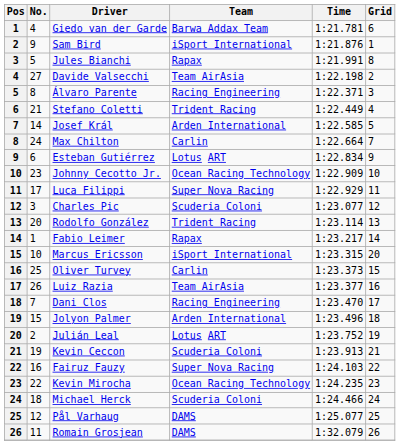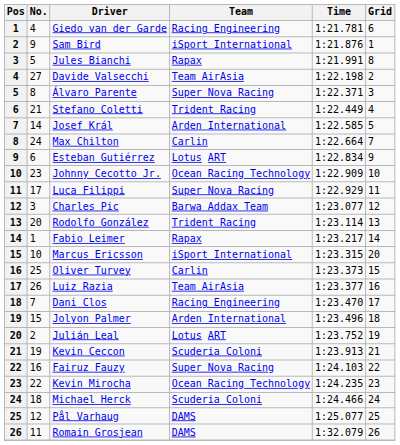(220, 29) Barwa Addax Team -> (226, 29) Racing Engineering
(226, 94) Racing Engineering -> (223, 94) Super Nova Racing
(217, 207) Scuderia Coloni -> (220, 207) Barwa Addax Team
